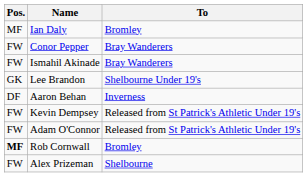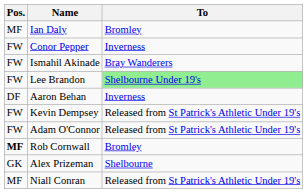(139, 46) Bray Wanderers -> (125, 46) Inverness
(14, 79) GK -> (15, 79) FW
(153, 79) no background -> (153, 79) lightgreen background
(15, 163) FW -> (14, 163) GK
+ row: (58, 180)
